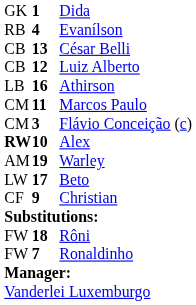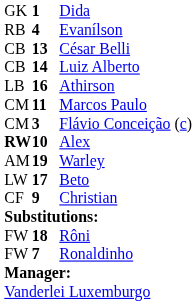(40, 67) 12 -> (40, 67) 14
